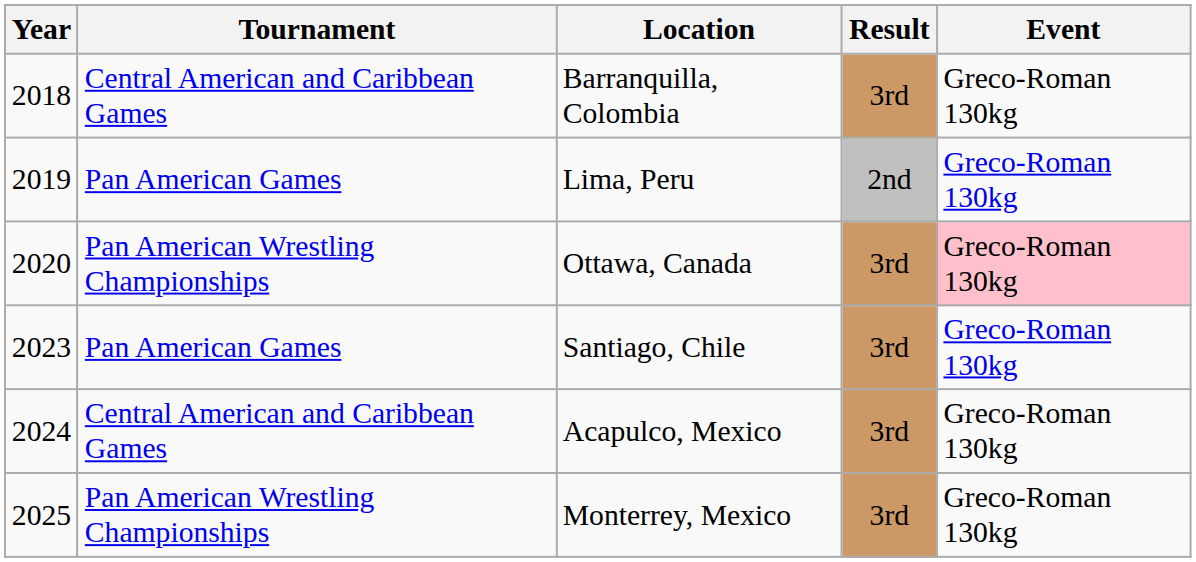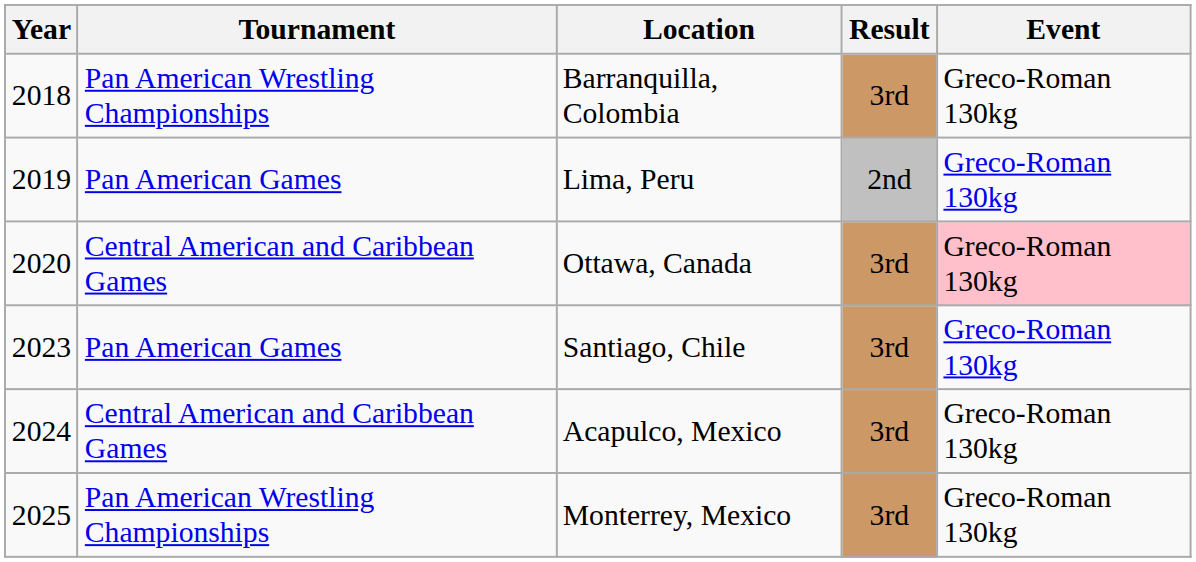(279, 95) Central American and Caribbean Games -> (230, 95) Pan American Wrestling Championships
(230, 263) Pan American Wrestling Championships -> (279, 263) Central American and Caribbean Games
